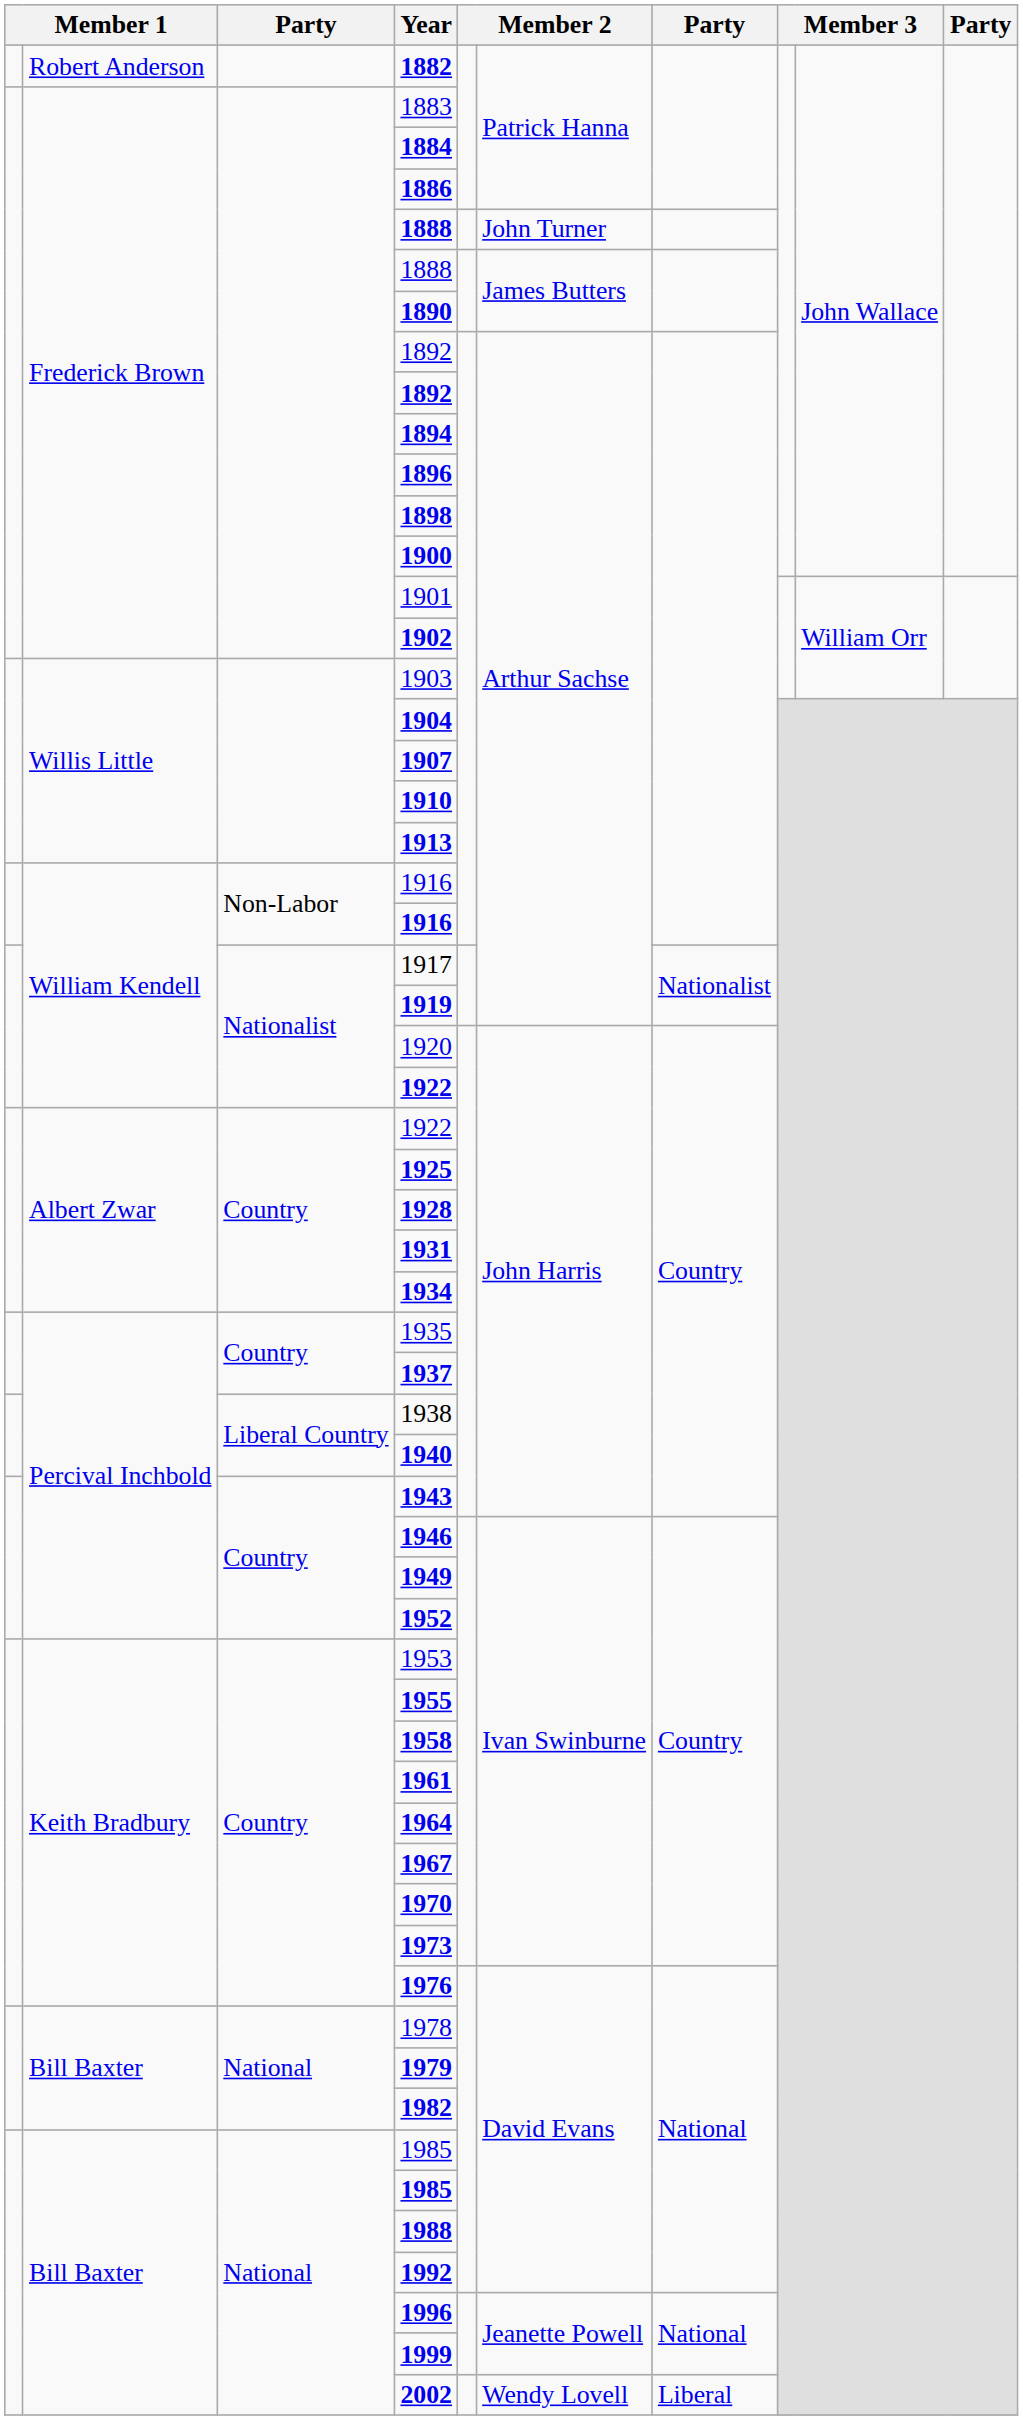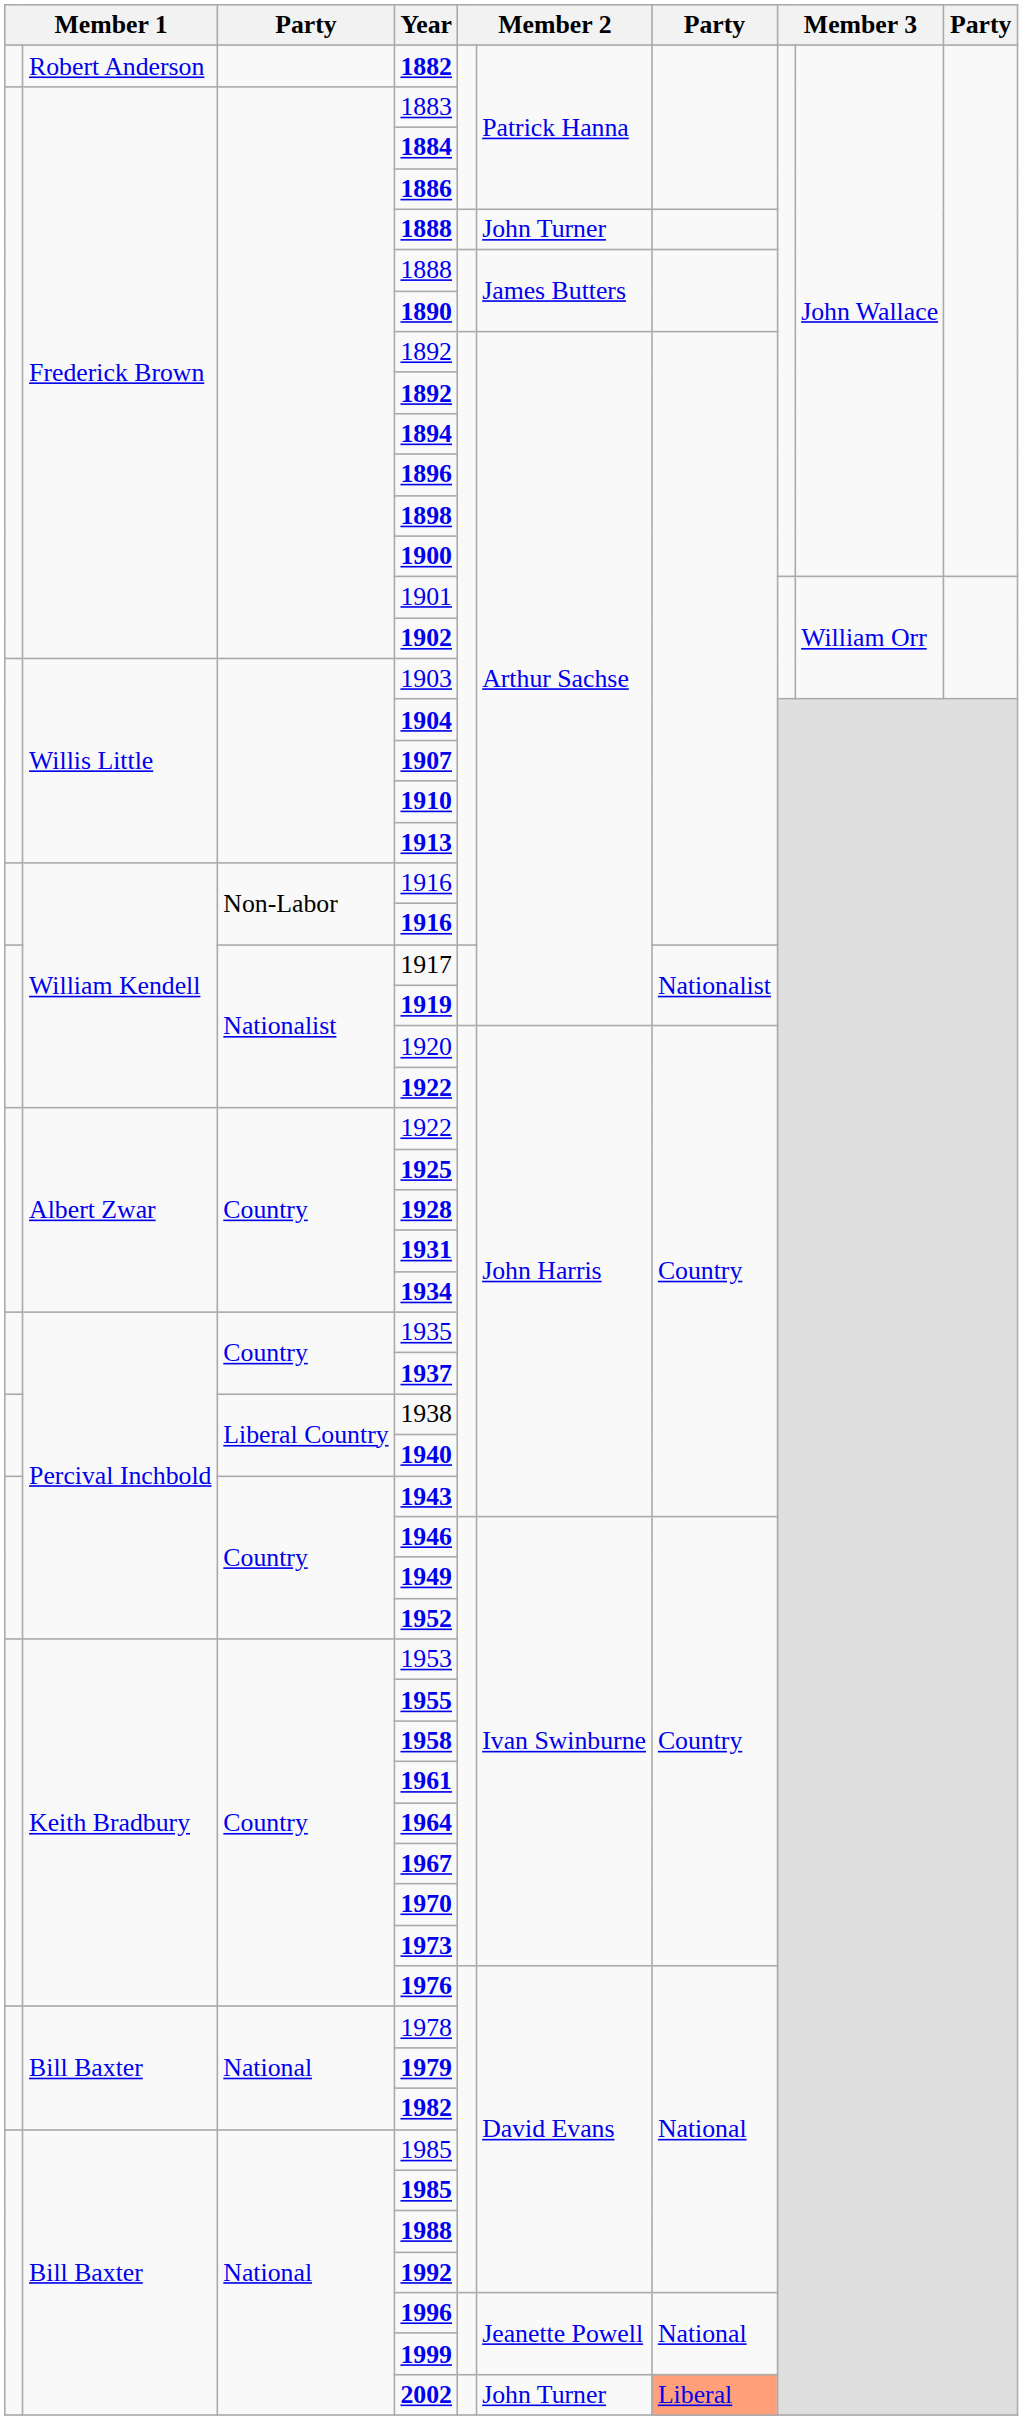(555, 2394) Wendy Lovell -> (544, 2394) John Turner
(695, 2394) no background -> (695, 2394) lightsalmon background
